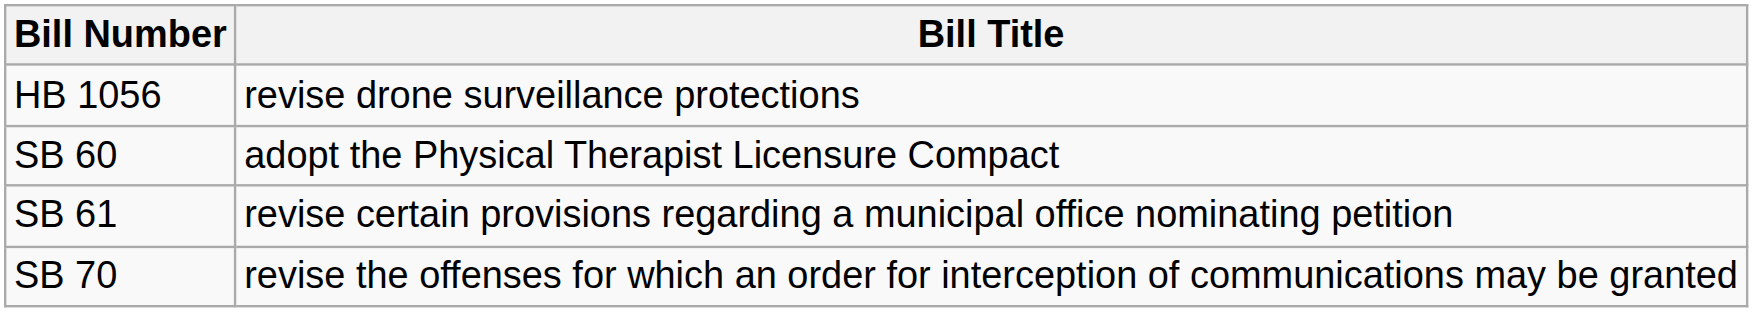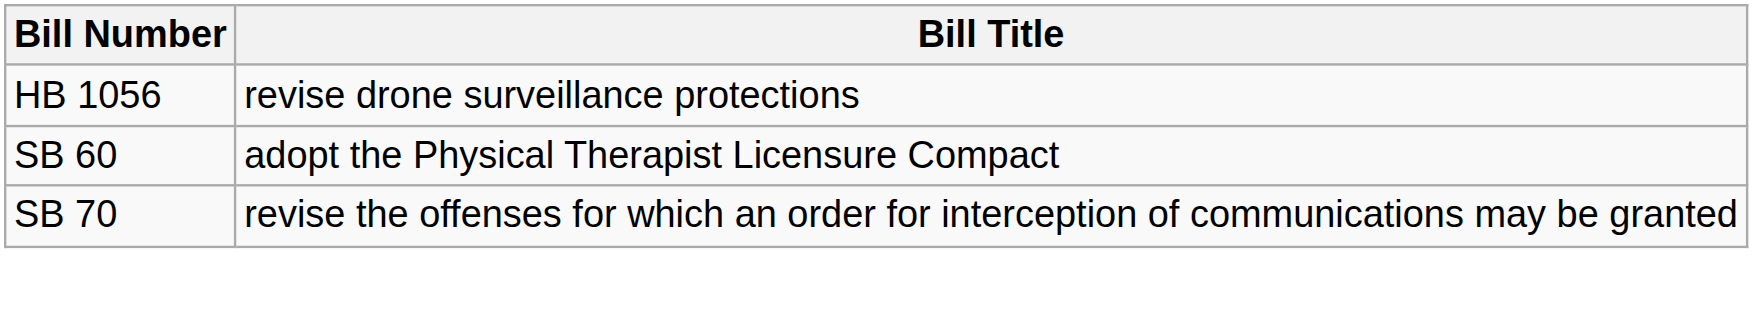- row: (66, 214)
